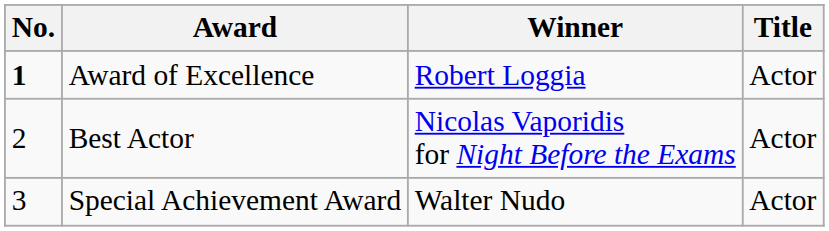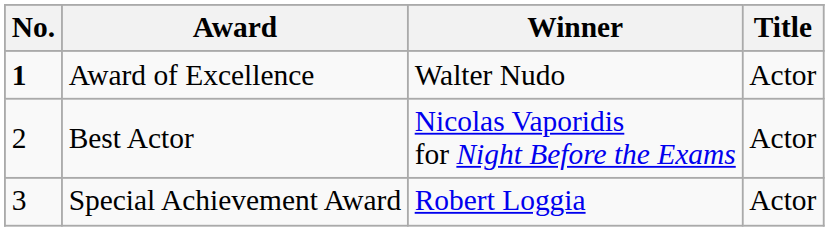(500, 74) Robert Loggia -> (490, 74) Walter Nudo
(490, 201) Walter Nudo -> (500, 201) Robert Loggia
